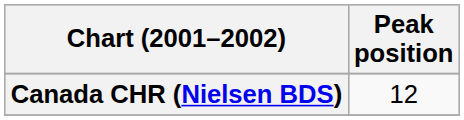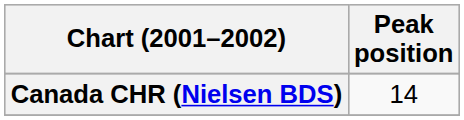(404, 94) 12 -> (404, 94) 14
